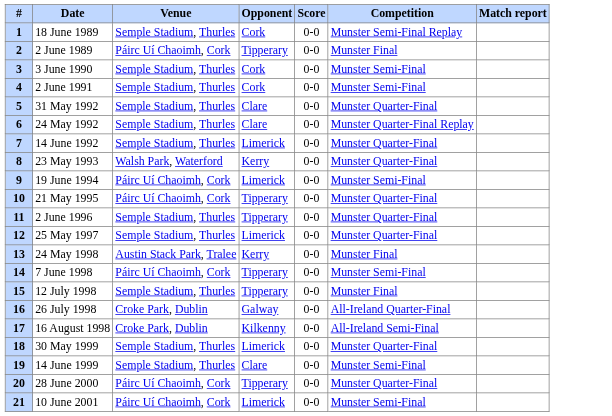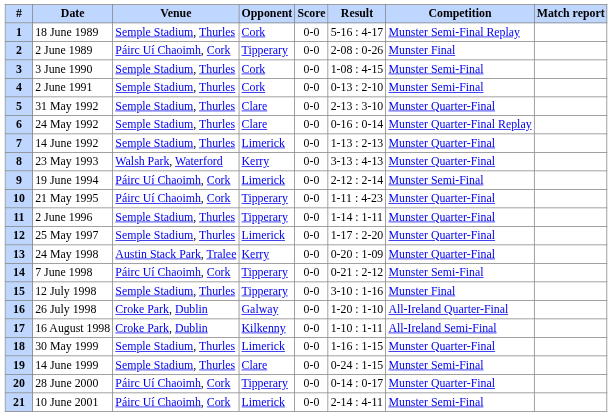+ column: (357, 13)
(364, 254) Munster Final -> (442, 254) Munster Quarter-Final
